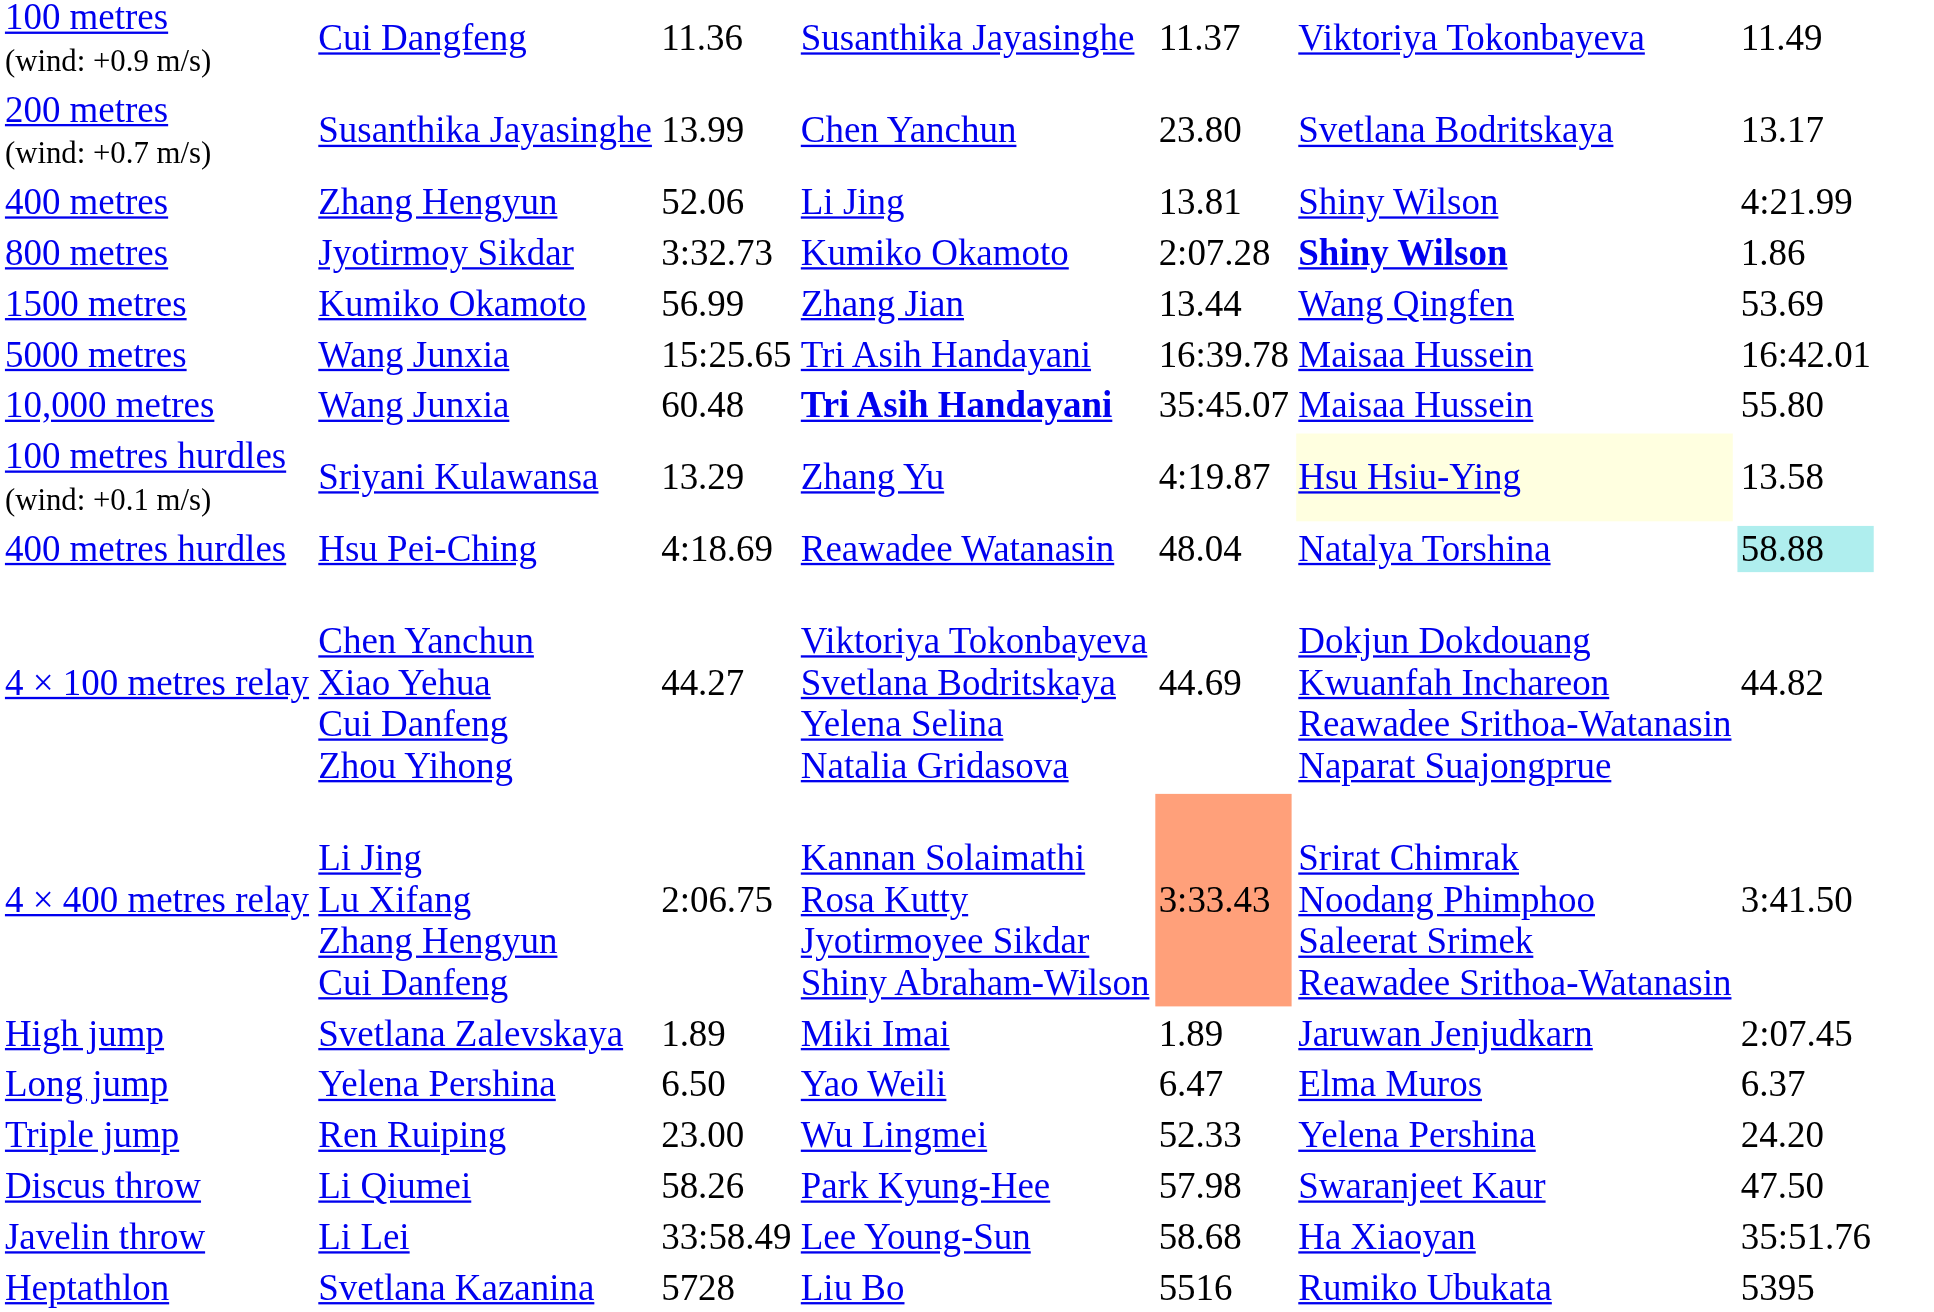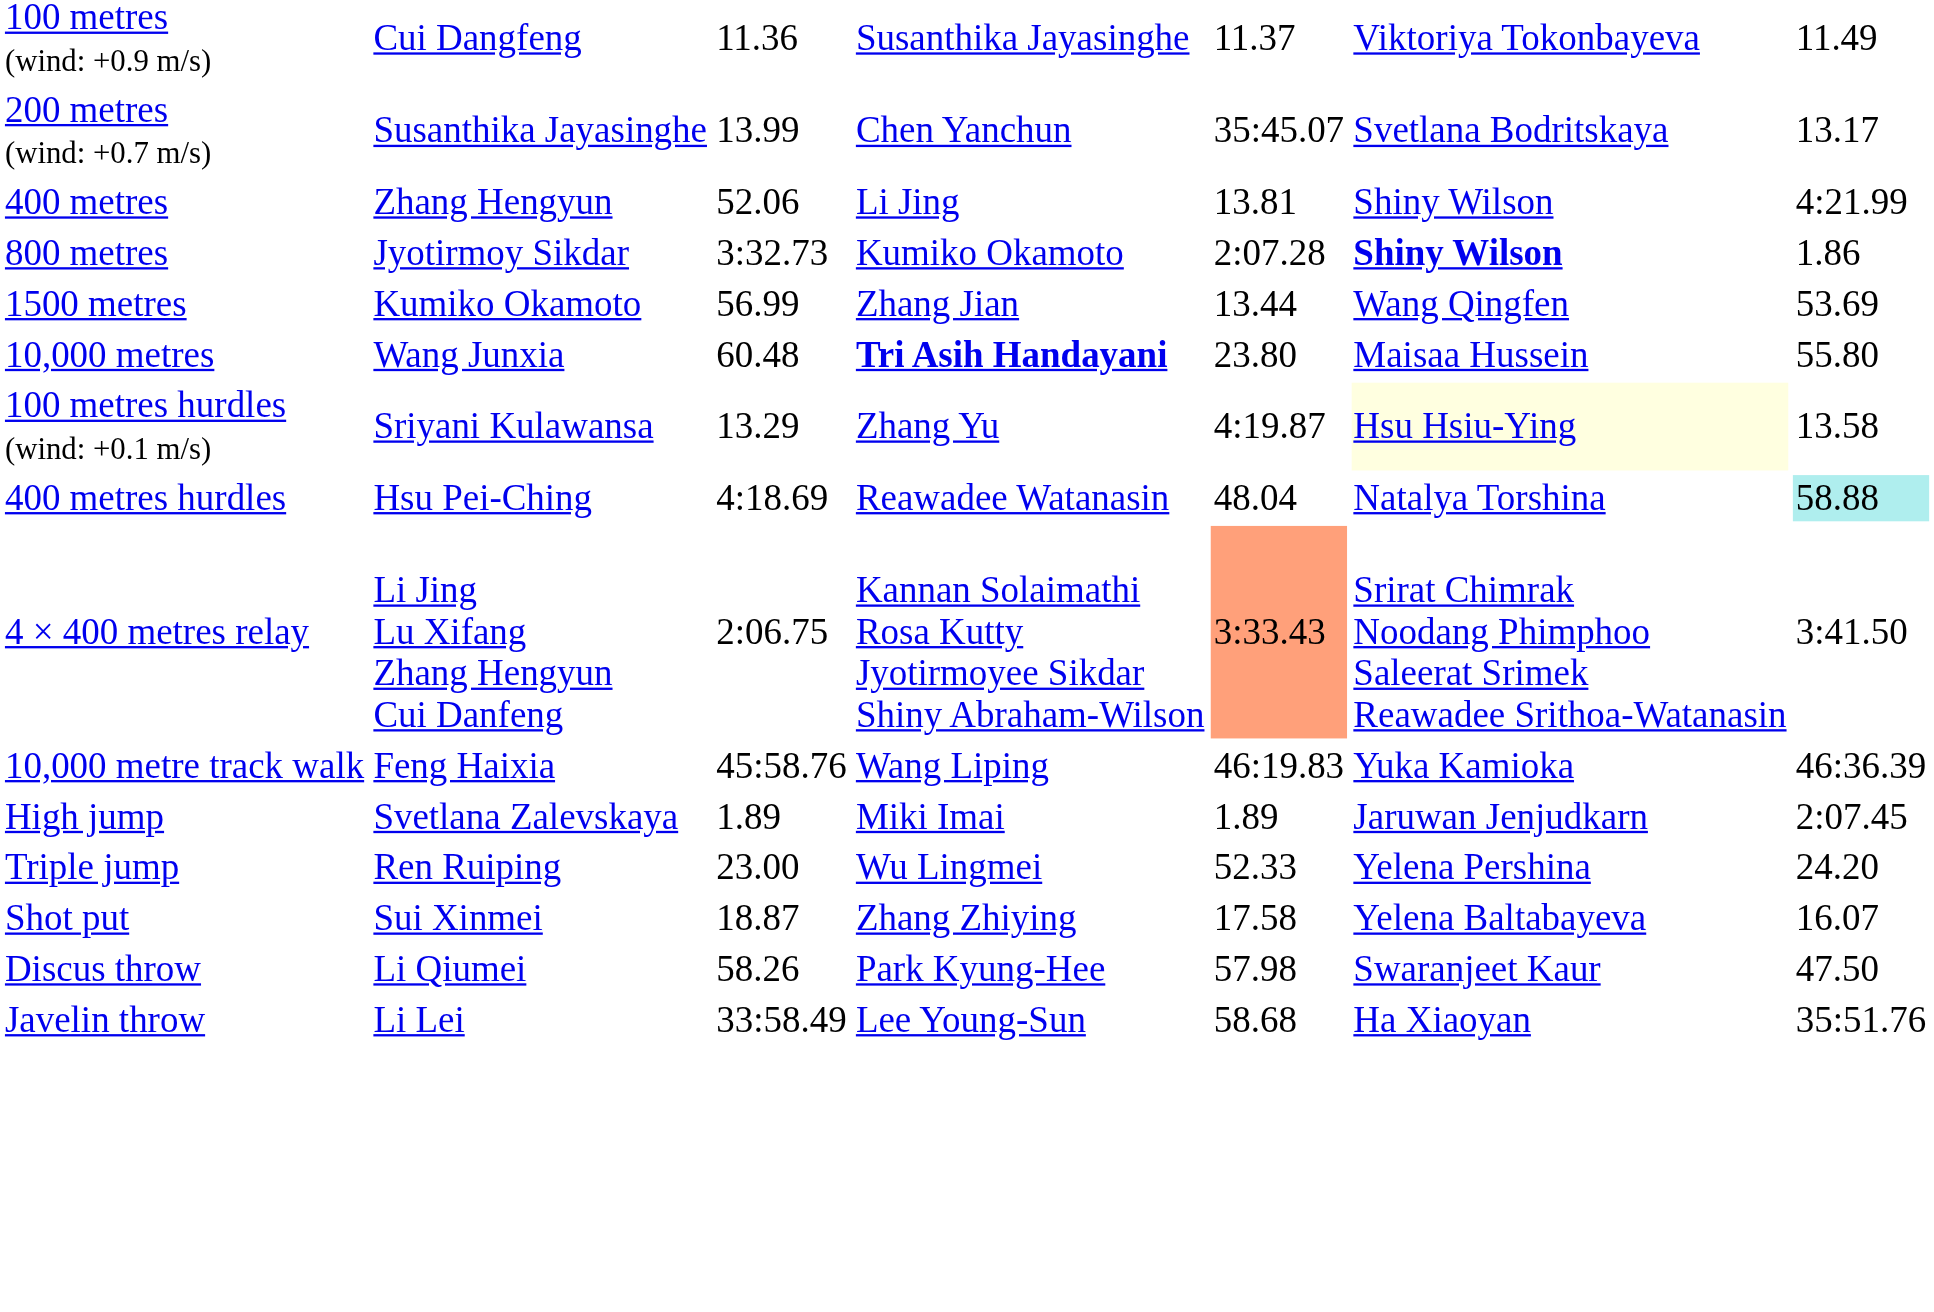(1200, 130) 23.80 -> (1279, 130) 35:45.07
- row: (96, 354)
(1224, 405) 35:45.07 -> (1255, 354) 23.80
- row: (157, 682)
+ row: (185, 765)
- row: (87, 1084)
+ row: (67, 917)
- row: (87, 1287)
